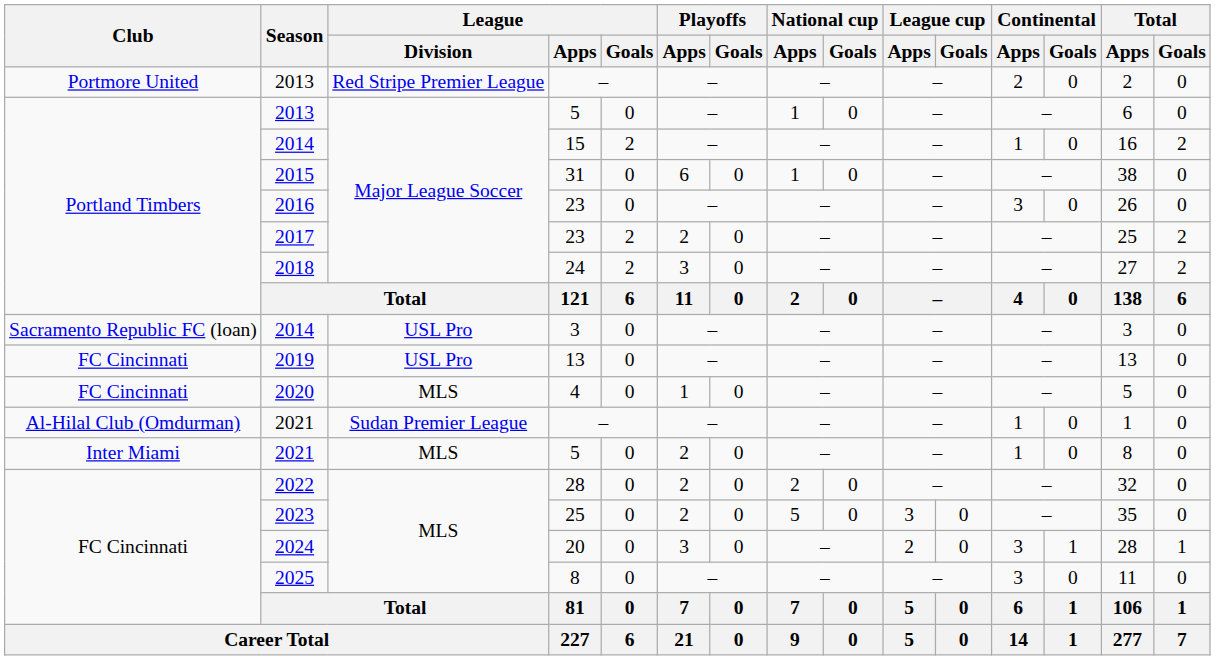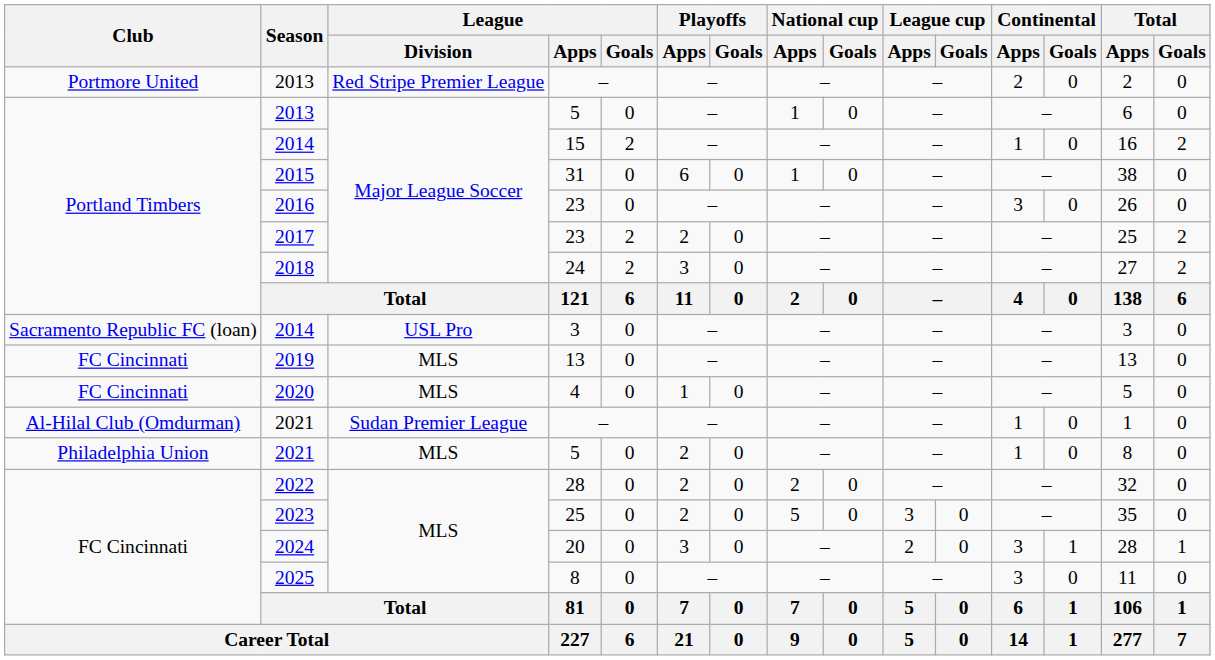(438, 360) USL Pro -> (438, 360) MLS
(133, 453) Inter Miami -> (133, 453) Philadelphia Union
